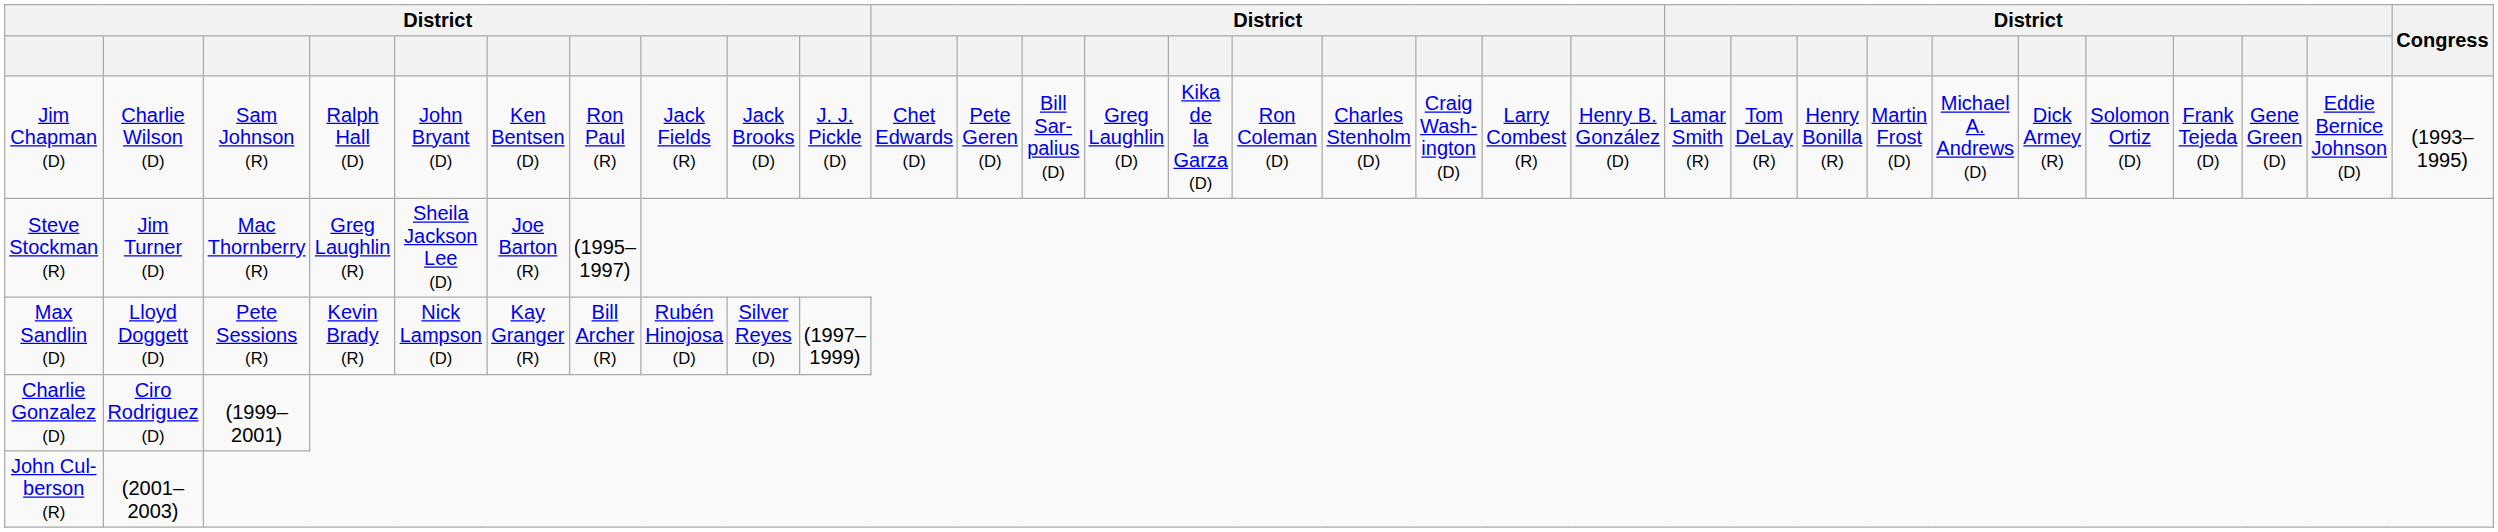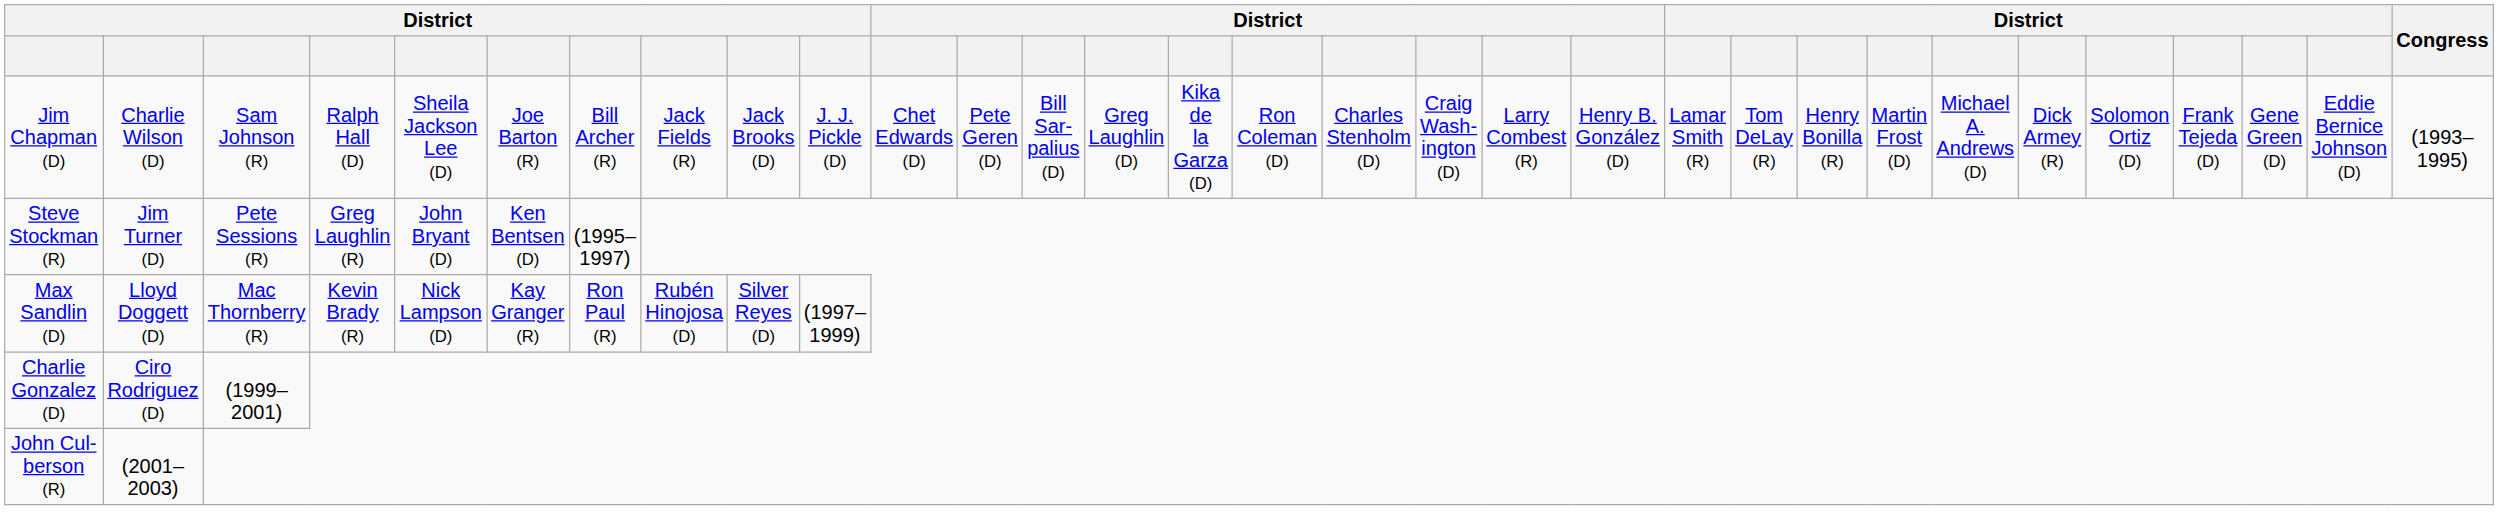(441, 137) John Bryant (D) -> (441, 137) Sheila Jackson Lee (D)
(528, 137) Ken Bentsen (D) -> (528, 137) Joe Barton (R)
(605, 137) Ron Paul (R) -> (605, 137) Bill Archer (R)
(257, 247) Mac Thornberry (R) -> (257, 236) Pete Sessions (R)
(441, 247) Sheila Jackson Lee (D) -> (441, 236) John Bryant (D)
(528, 247) Joe Barton (R) -> (528, 236) Ken Bentsen (D)
(257, 335) Pete Sessions (R) -> (257, 313) Mac Thornberry (R)
(605, 335) Bill Archer (R) -> (605, 313) Ron Paul (R)
